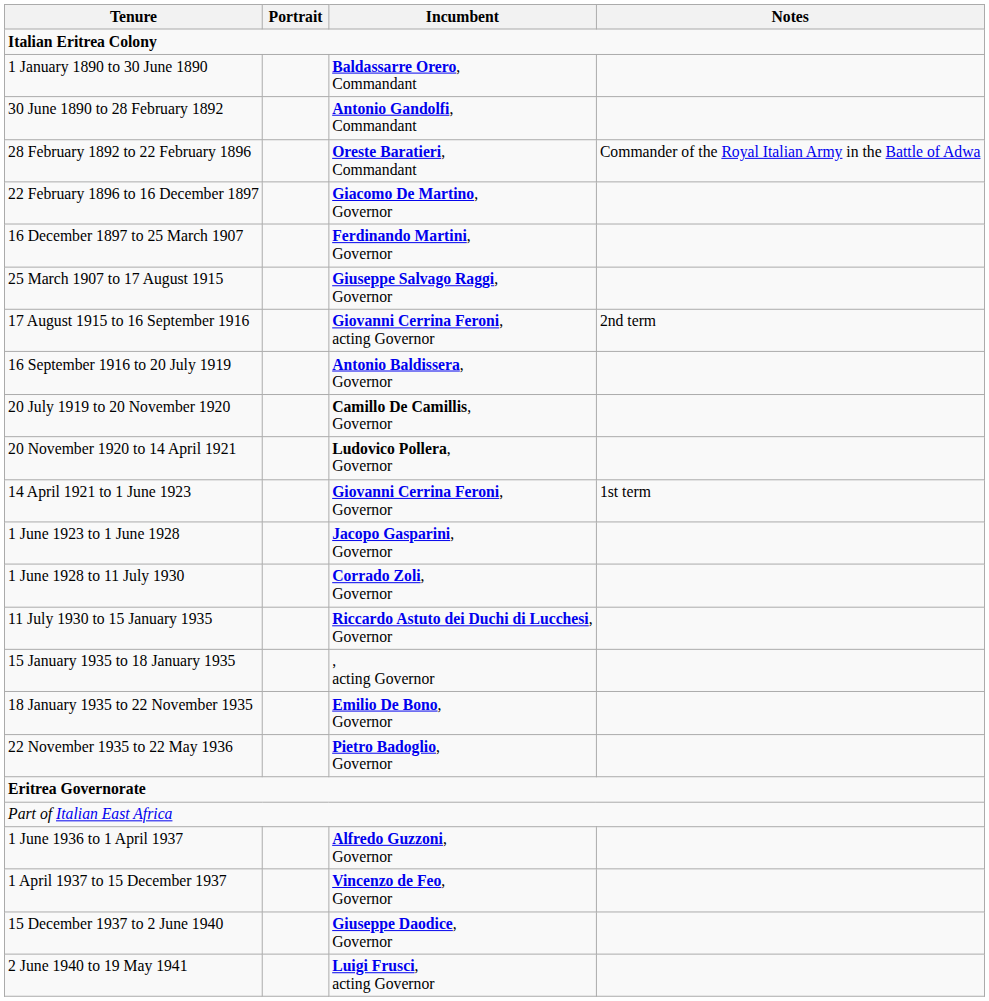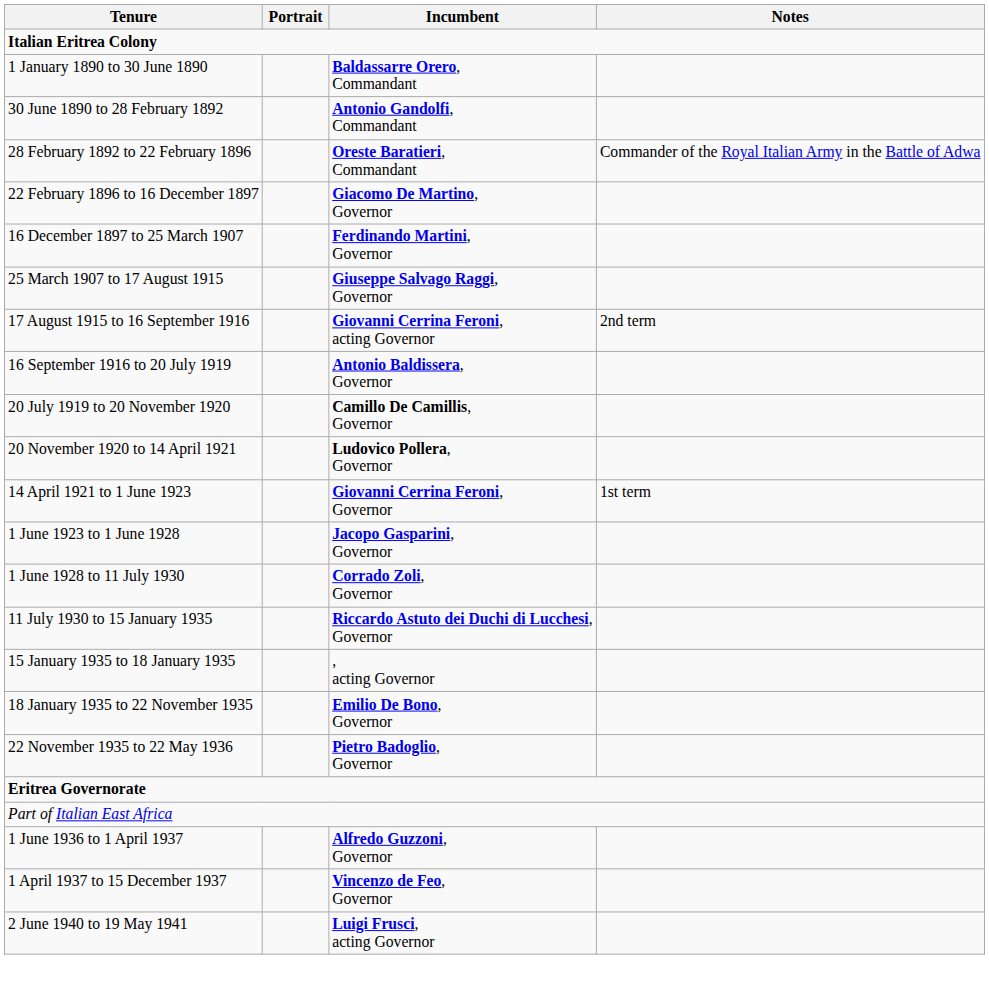- row: (116, 924)
